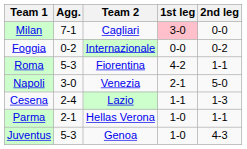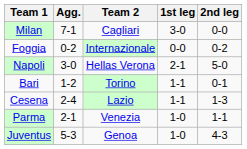(178, 30) pink background -> (178, 30) no background
- row: (29, 65)
(120, 83) Venezia -> (120, 65) Hellas Verona
+ row: (29, 83)
(120, 118) Hellas Verona -> (120, 118) Venezia
